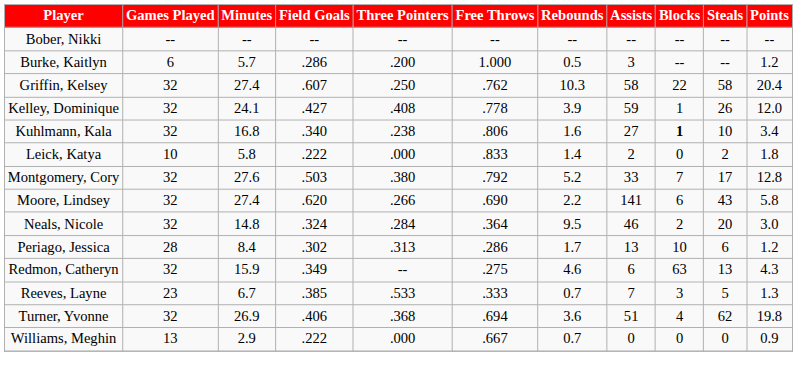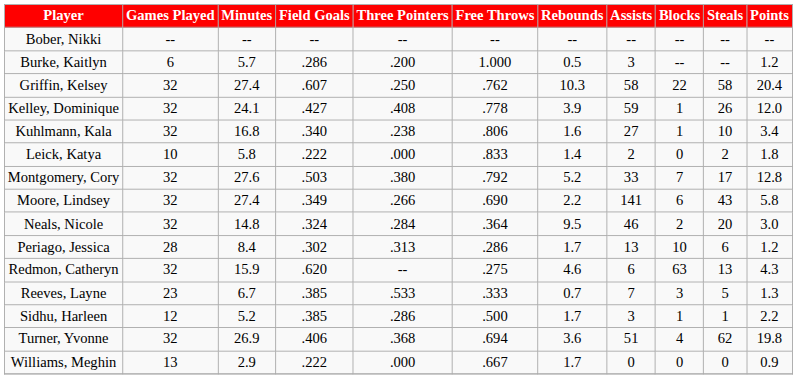(680, 131) bold -> (680, 131) normal
(314, 200) .620 -> (314, 200) .349
(314, 270) .349 -> (314, 270) .620
+ row: (64, 316)
(572, 339) 0.7 -> (572, 362) 1.7
